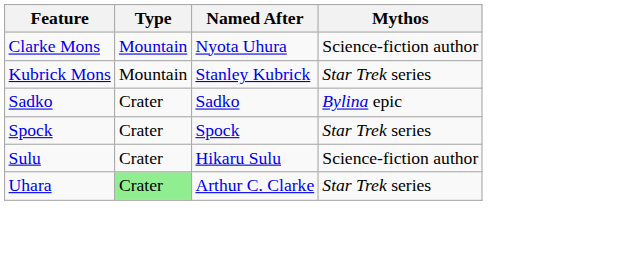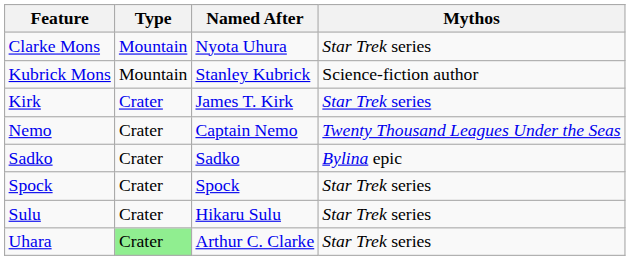(400, 46) Science-fiction author -> (377, 46) Star Trek series
(377, 74) Star Trek series -> (400, 74) Science-fiction author
+ row: (25, 102)
+ row: (30, 130)
(400, 158) Science-fiction author -> (377, 213) Star Trek series
